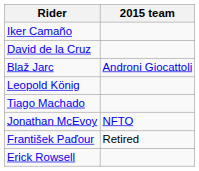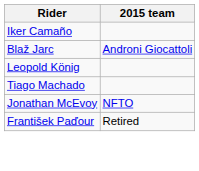- row: (49, 49)
- row: (41, 157)
